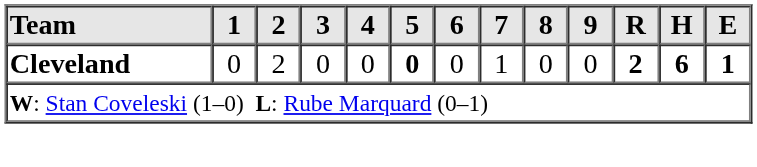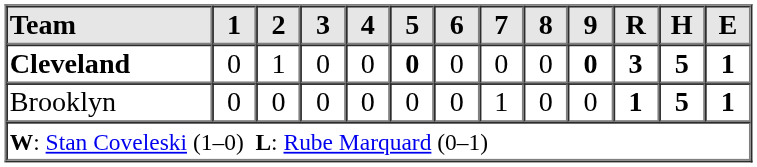(279, 63) 2 -> (279, 63) 1
(501, 63) 1 -> (501, 63) 0
(590, 63) normal -> (590, 63) bold
(636, 63) 2 -> (636, 63) 3
(682, 63) 6 -> (682, 63) 5
+ row: (63, 102)
